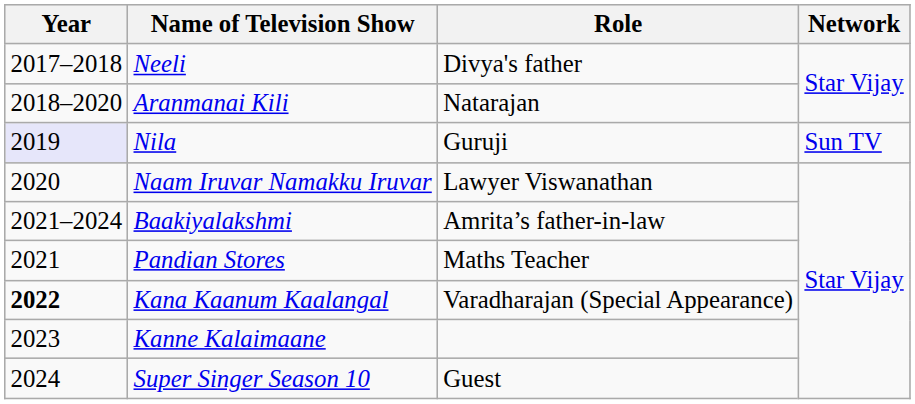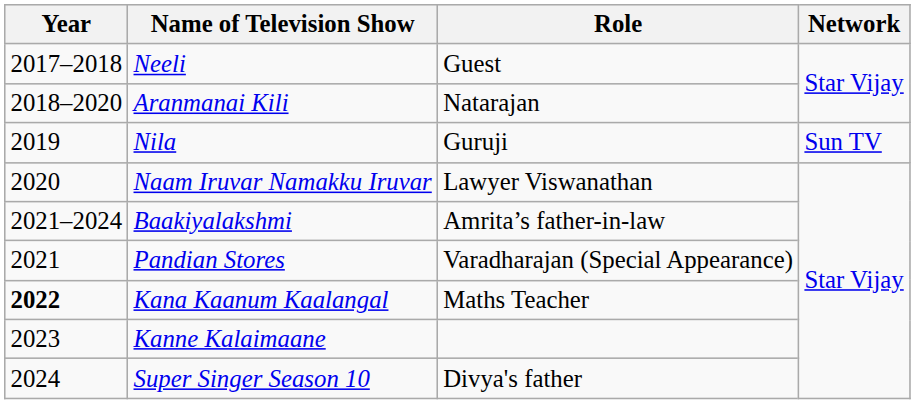(513, 63) Divya's father -> (472, 63) Guest
(35, 142) lavender background -> (35, 142) no background
(516, 260) Maths Teacher -> (618, 260) Varadharajan (Special Appearance)
(618, 299) Varadharajan (Special Appearance) -> (516, 299) Maths Teacher
(472, 378) Guest -> (513, 378) Divya's father
